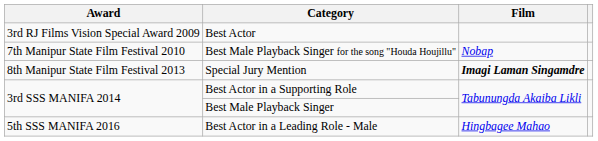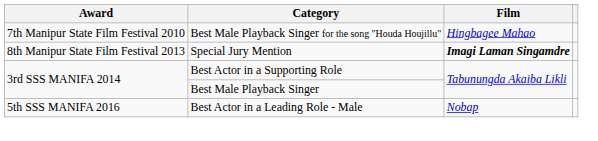- row: (230, 32)
(477, 51) Nobap -> (491, 32) Hingbagee Mahao
(506, 126) Hingbagee Mahao -> (463, 107) Nobap
